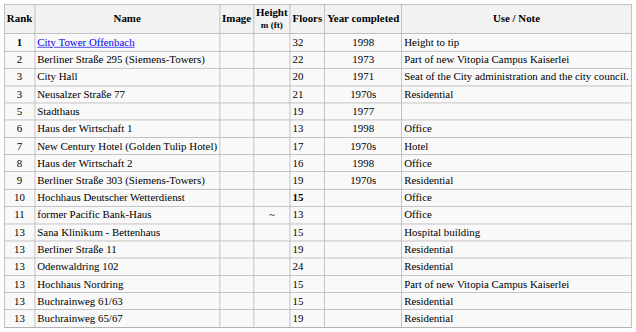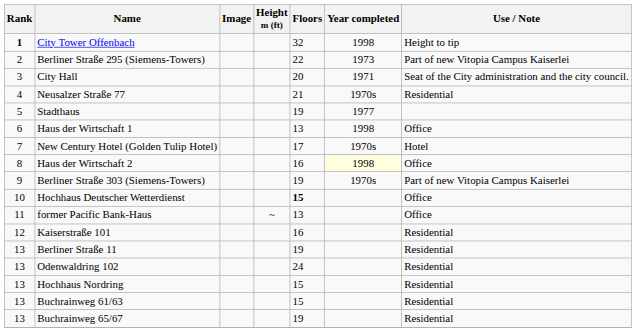(20, 94) 3 -> (20, 94) 4
(363, 163) no background -> (363, 163) lightyellow background
(429, 180) Residential -> (487, 180) Part of new Vitopia Campus Kaiserlei
+ row: (74, 232)
- row: (99, 232)
(487, 284) Part of new Vitopia Campus Kaiserlei -> (429, 284) Residential
